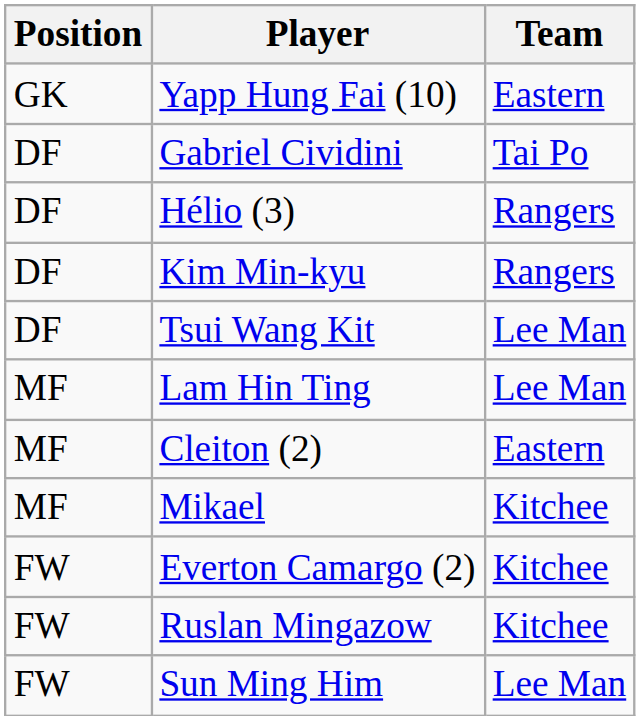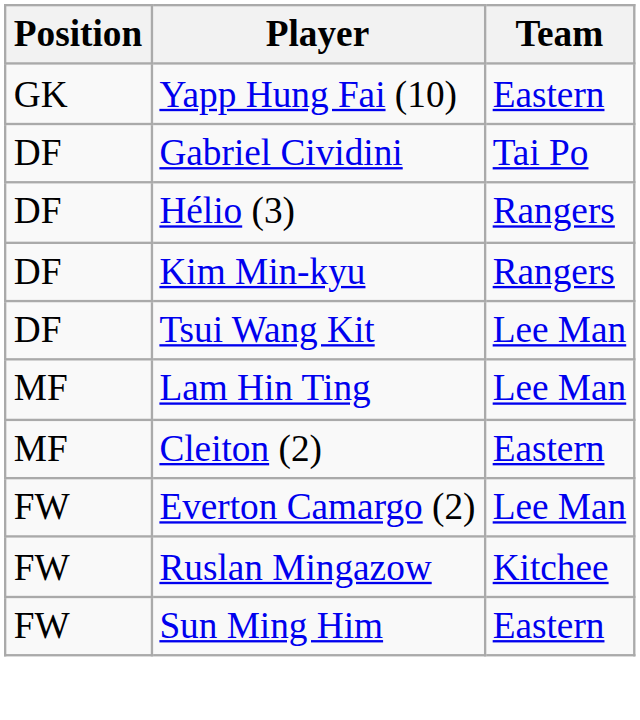- row: (212, 507)
(551, 566) Kitchee -> (559, 507) Lee Man
(559, 684) Lee Man -> (549, 625) Eastern
